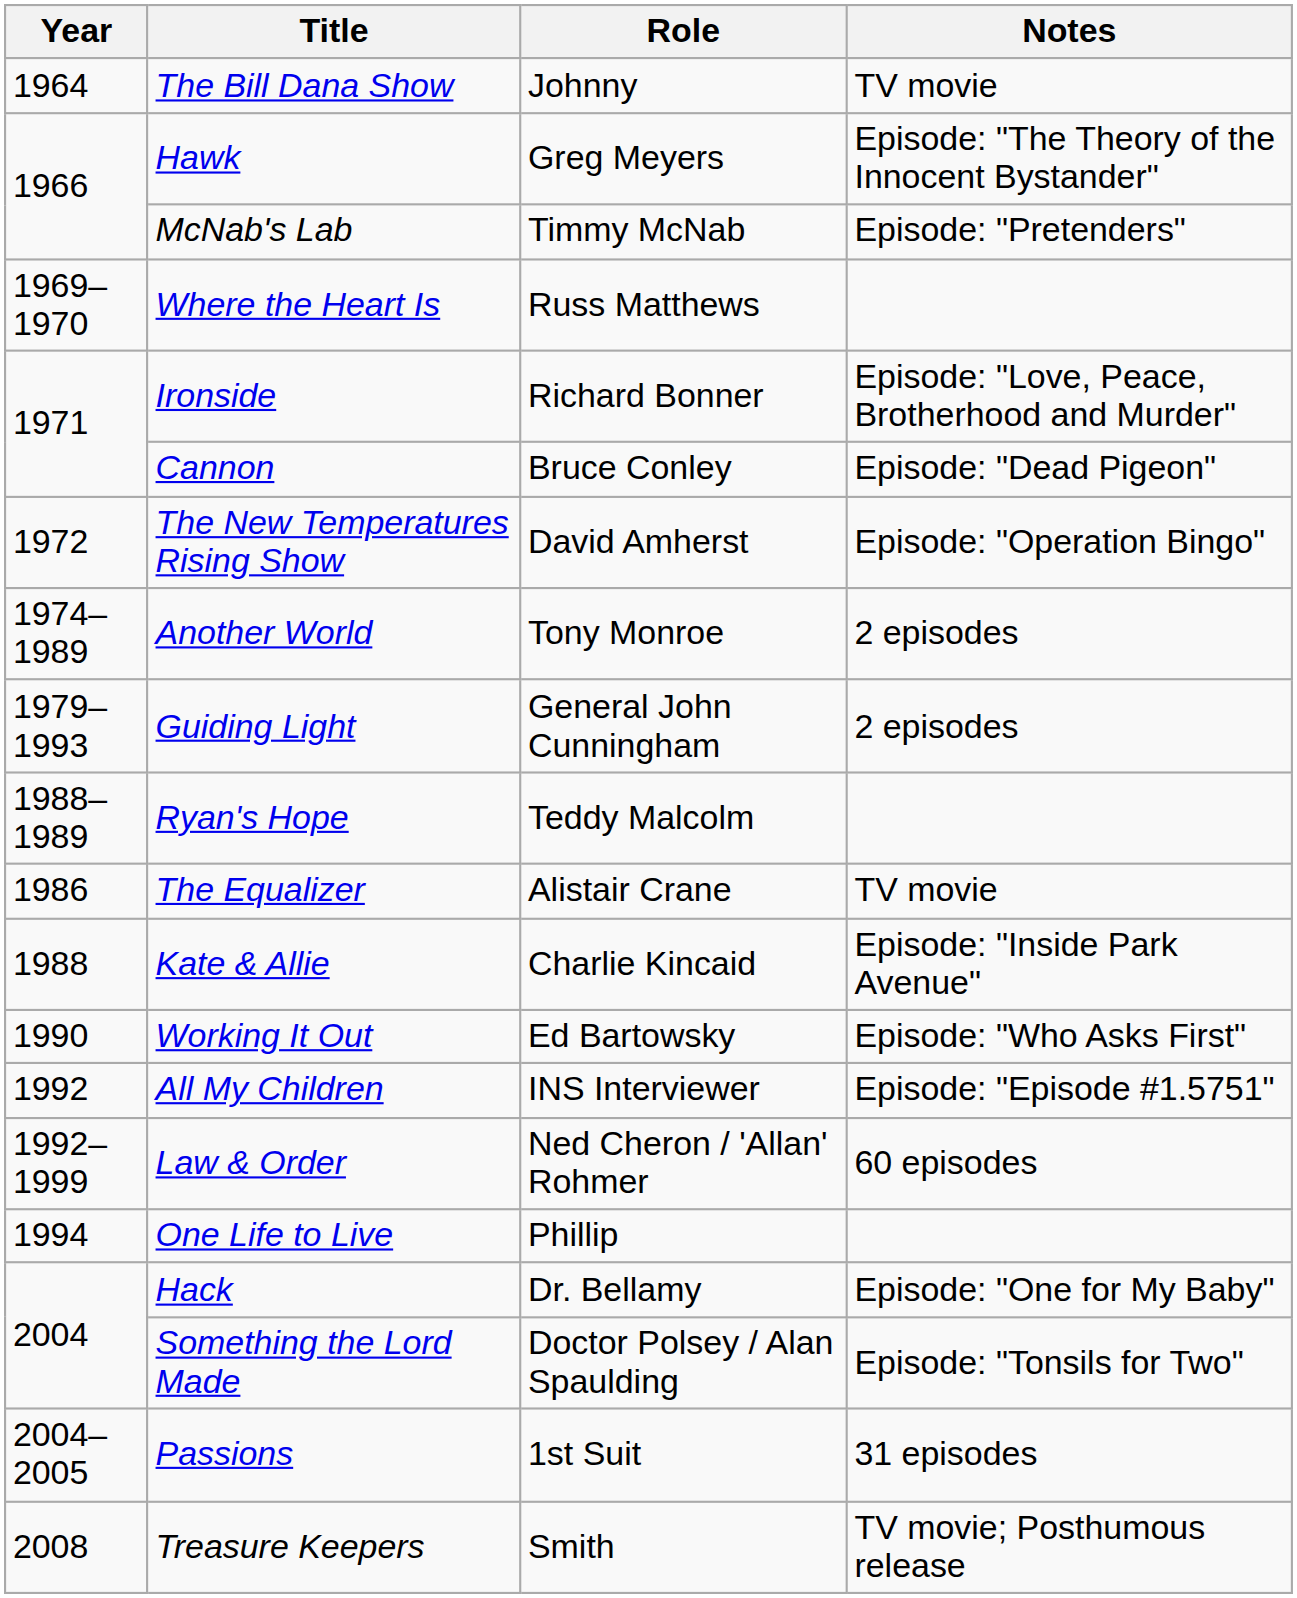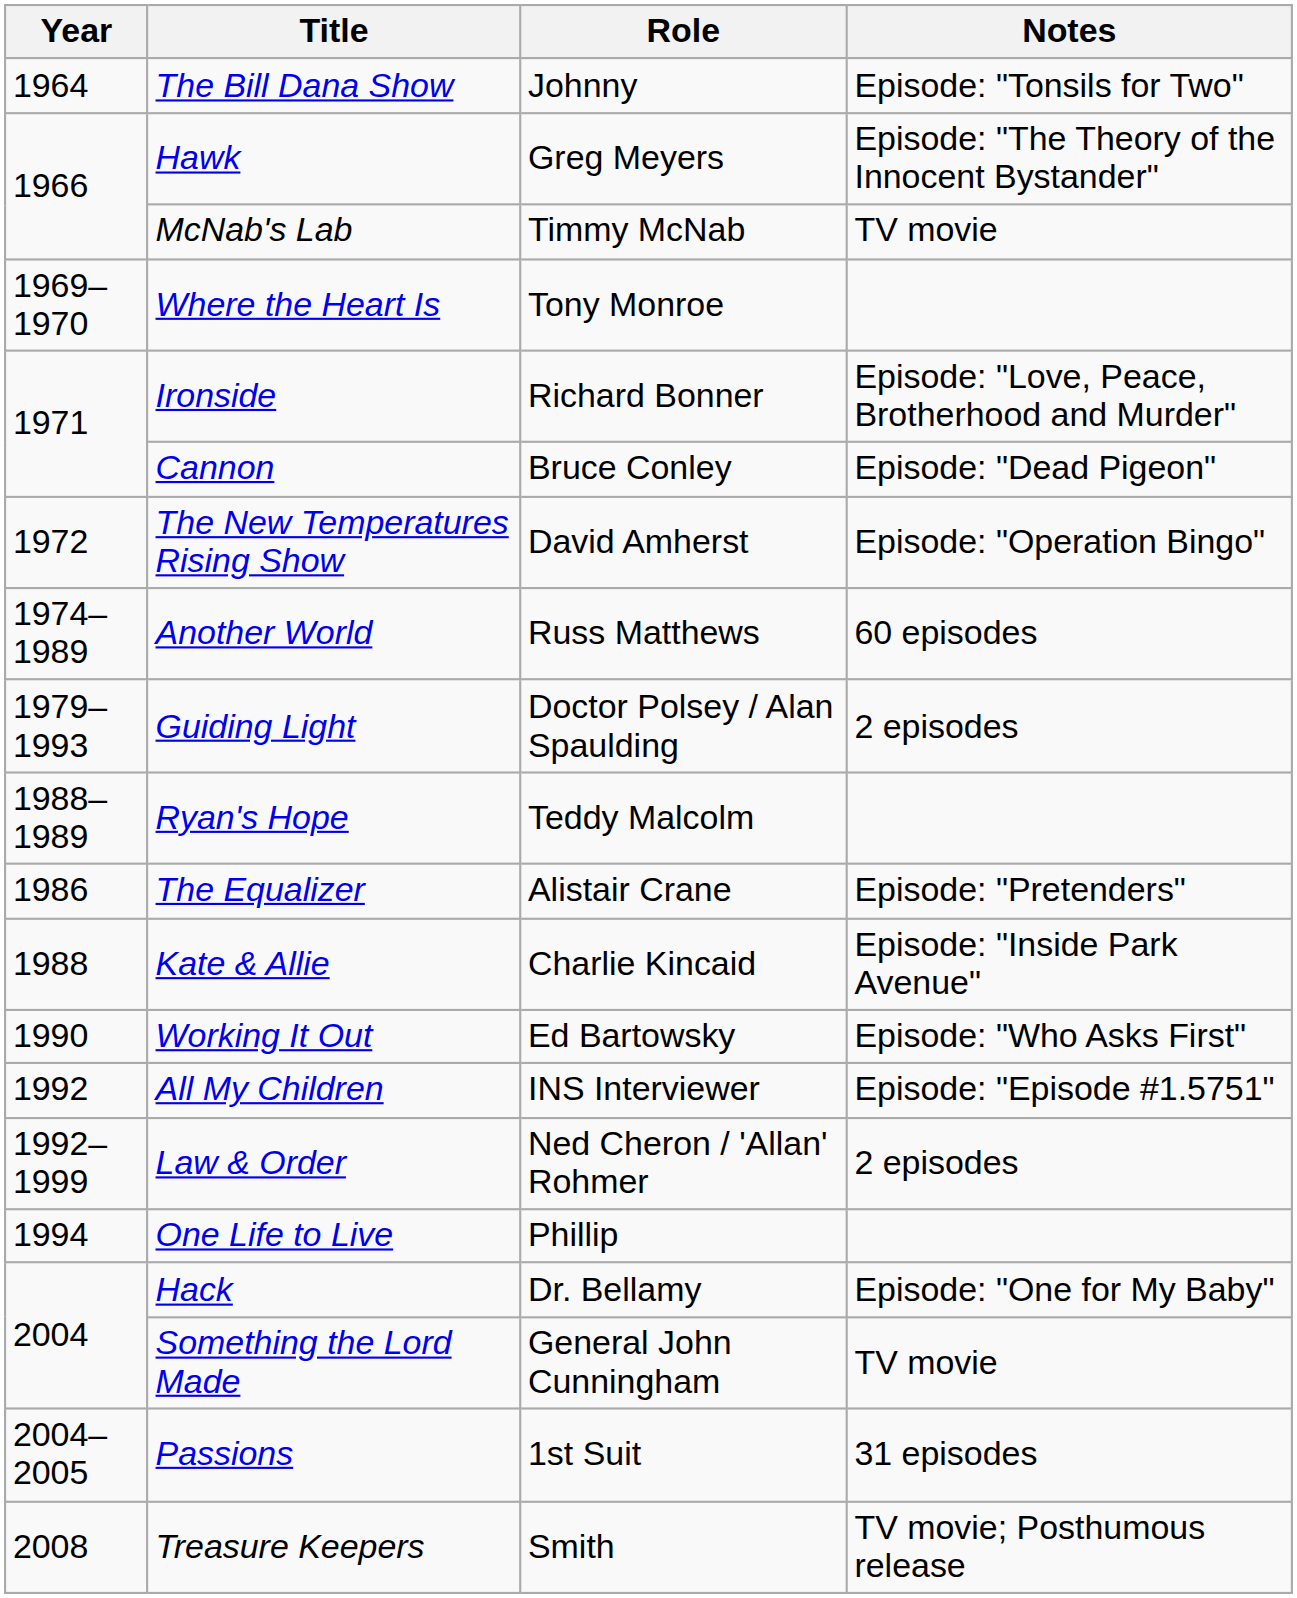(926, 85) TV movie -> (1049, 85) Episode: "Tonsils for Two"
(1020, 230) Episode: "Pretenders" -> (926, 230) TV movie
(644, 303) Russ Matthews -> (626, 303) Tony Monroe
(626, 633) Tony Monroe -> (644, 633) Russ Matthews
(936, 633) 2 episodes -> (946, 633) 60 episodes
(630, 725) General John Cunningham -> (681, 725) Doctor Polsey / Alan Spaulding
(926, 890) TV movie -> (1020, 890) Episode: "Pretenders"
(946, 1162) 60 episodes -> (936, 1162) 2 episodes
(681, 1362) Doctor Polsey / Alan Spaulding -> (630, 1362) General John Cunningham
(1049, 1362) Episode: "Tonsils for Two" -> (926, 1362) TV movie
